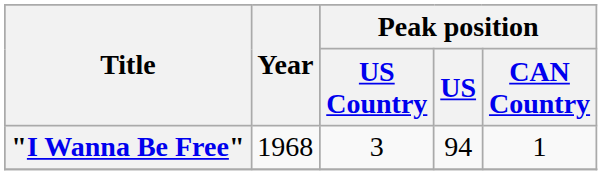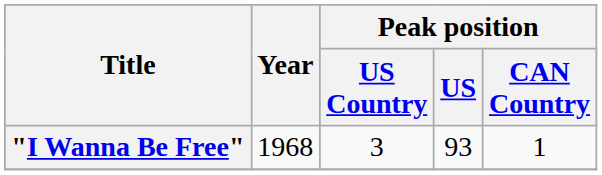(458, 147) 94 -> (458, 147) 93
